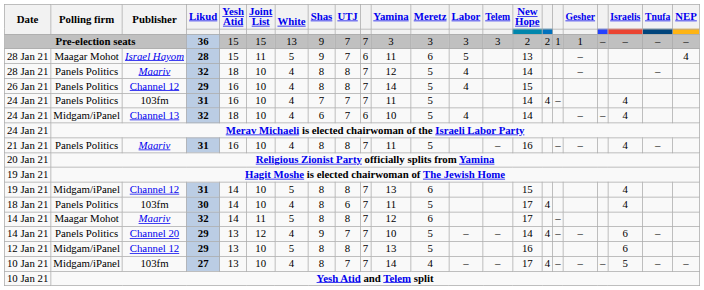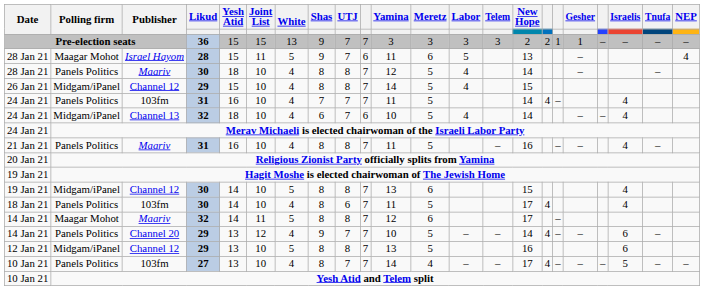(203, 71) 32 -> (203, 71) 30
(87, 86) Panels Politics -> (87, 86) Midgam/iPanel
(233, 86) 16 -> (233, 86) 15
(203, 190) 31 -> (203, 190) 30
(87, 264) Midgam/iPanel -> (87, 264) Panels Politics
